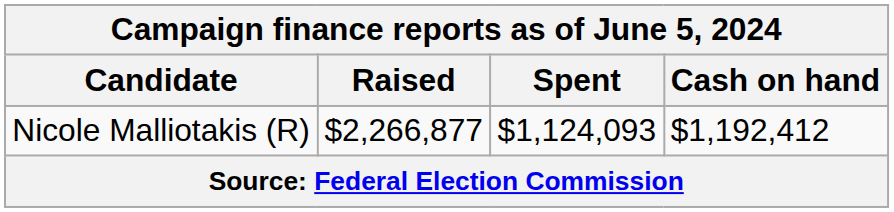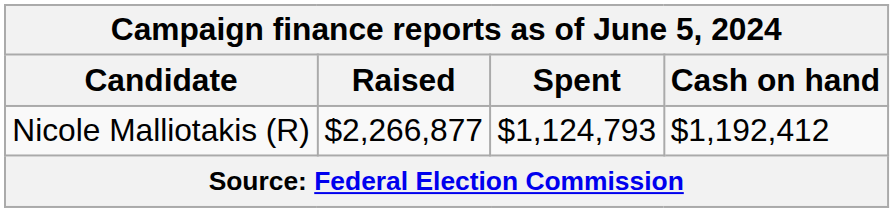(577, 130) $1,124,093 -> (577, 130) $1,124,793
